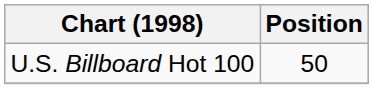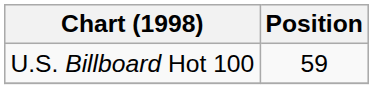(314, 63) 50 -> (314, 63) 59
